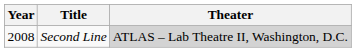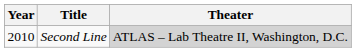(21, 36) 2008 -> (21, 36) 2010
